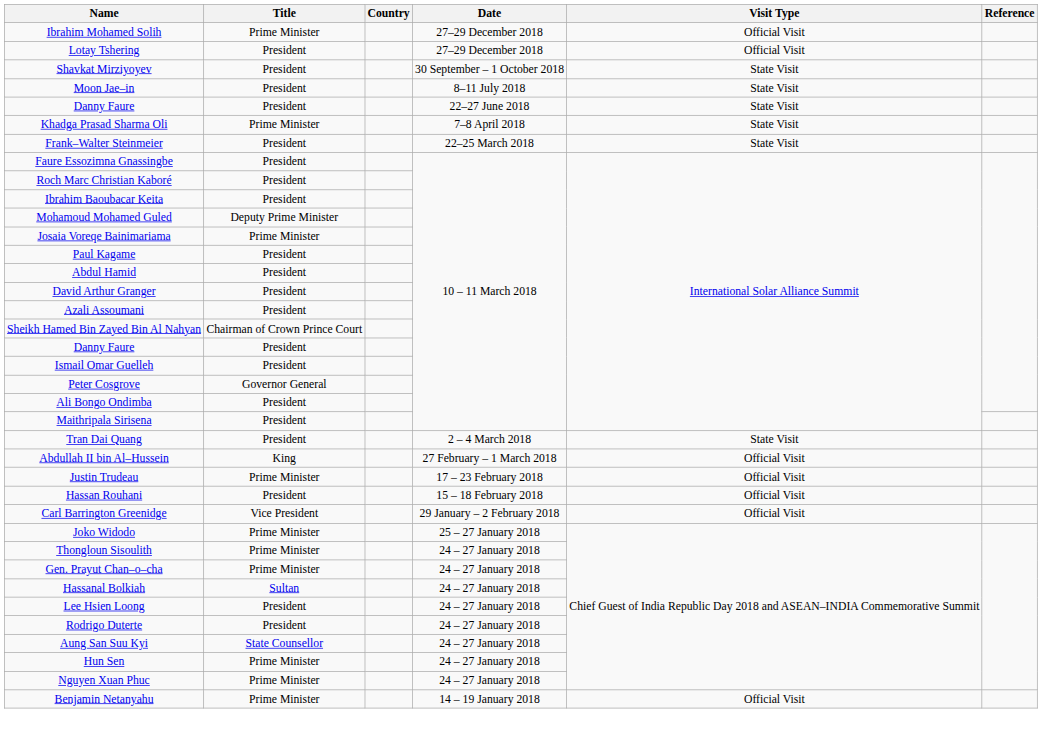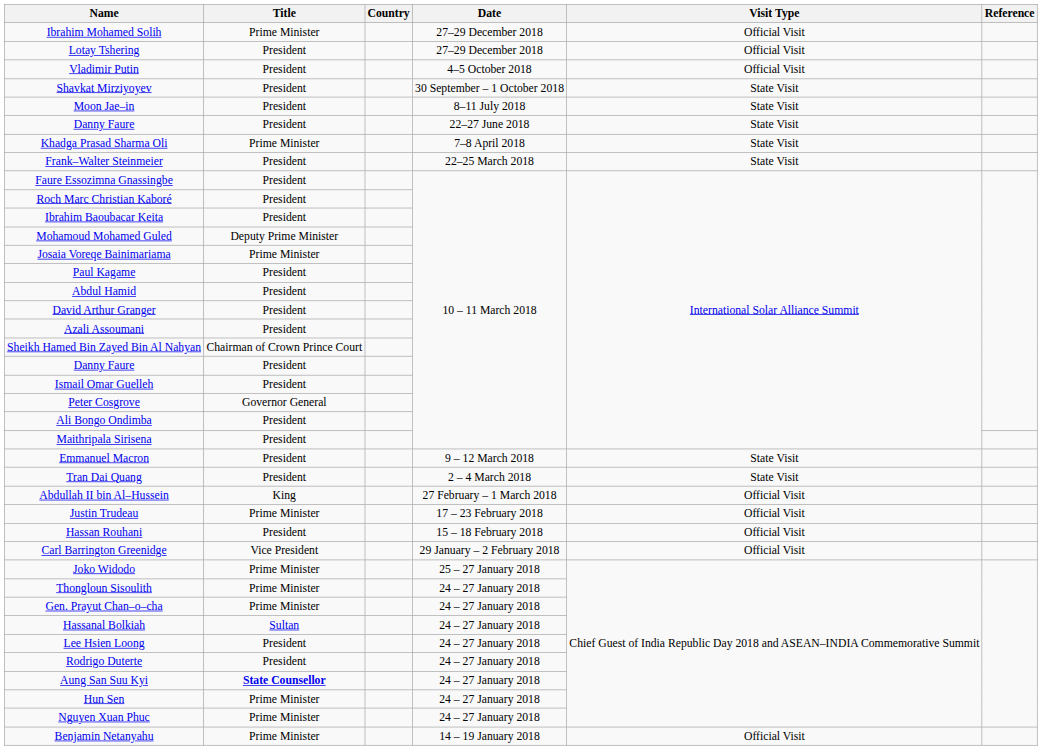+ row: (104, 69)
+ row: (104, 458)
(284, 643) normal -> (284, 680) bold
